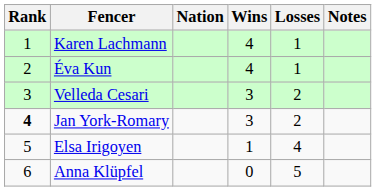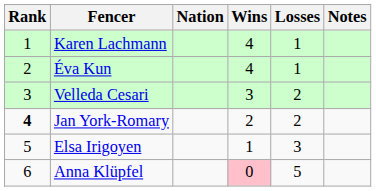(249, 120) 3 -> (249, 120) 2
(297, 146) 4 -> (297, 146) 3
(249, 172) no background -> (249, 172) pink background
